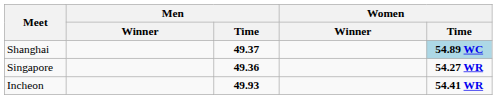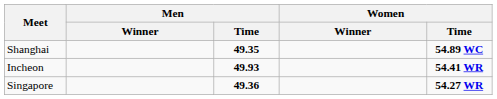(246, 49) 49.37 -> (246, 49) 49.35
(459, 49) lightblue background -> (459, 49) no background
rows swapped: (25, 85) <-> (30, 67)
